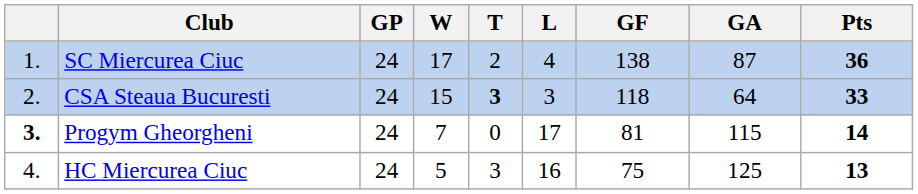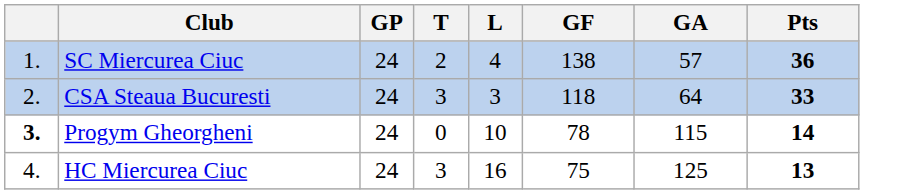- column: (441, 22)
(745, 59) 87 -> (690, 59) 57
(495, 96) bold -> (441, 96) normal
(549, 133) 17 -> (495, 133) 10
(632, 133) 81 -> (578, 133) 78
